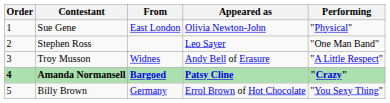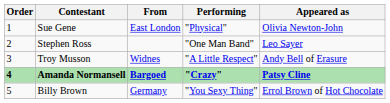columns swapped: (245, 12) <-> (347, 12)
